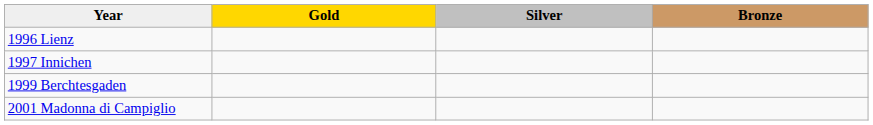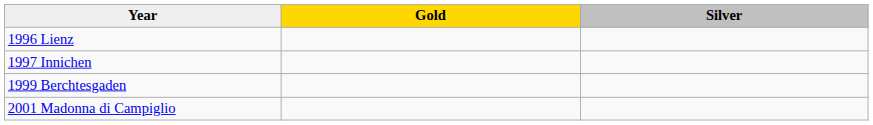- column: (760, 16)
